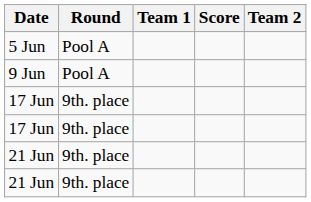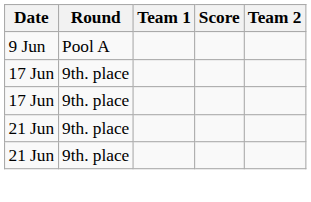- row: (27, 45)
